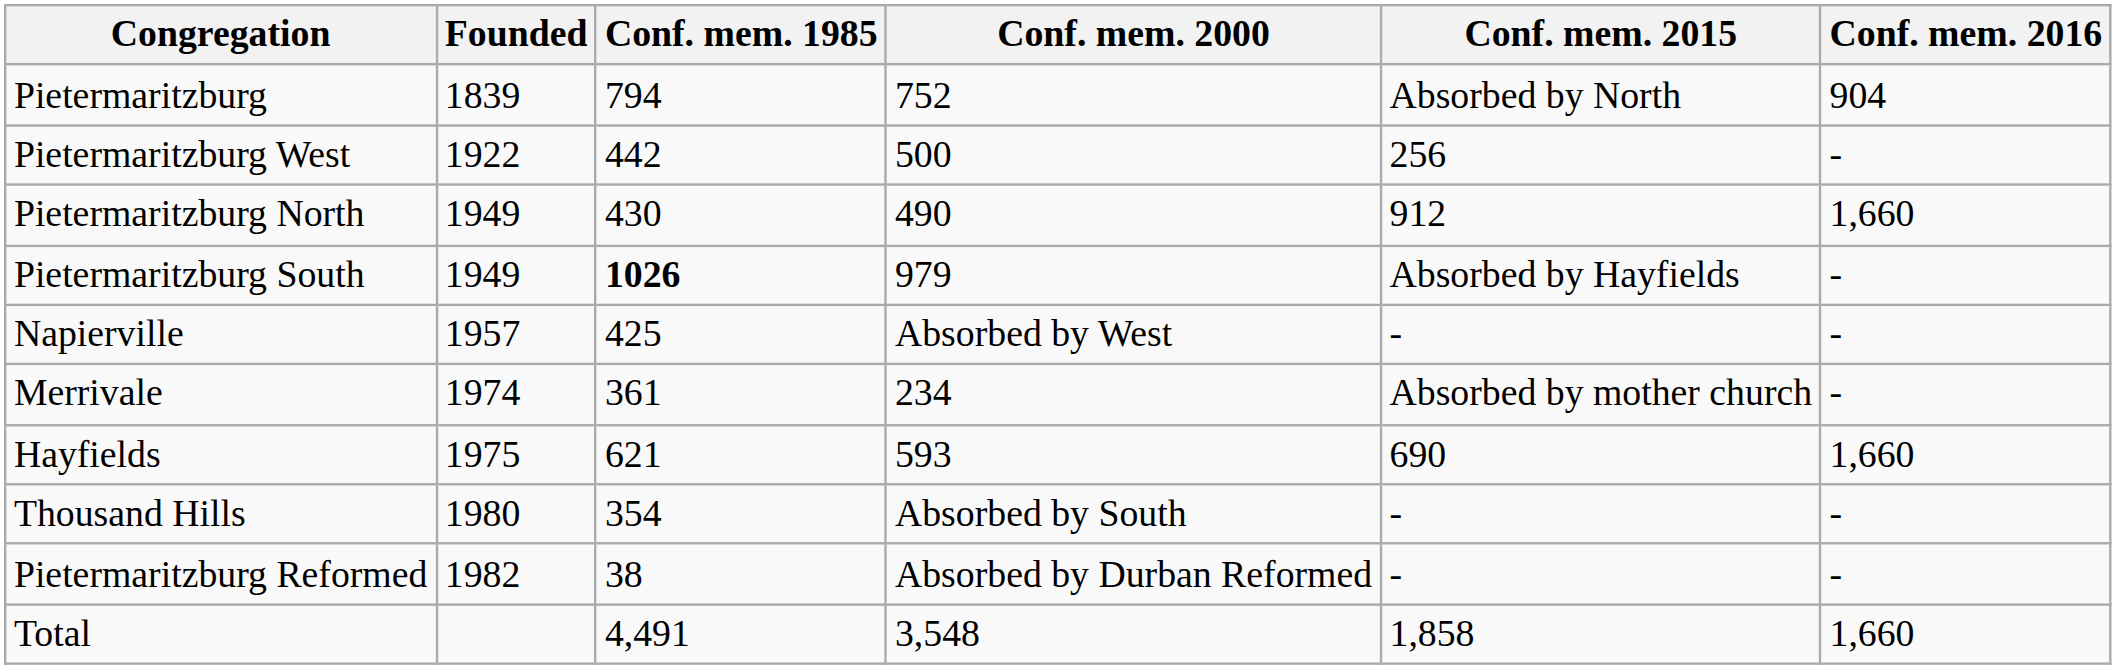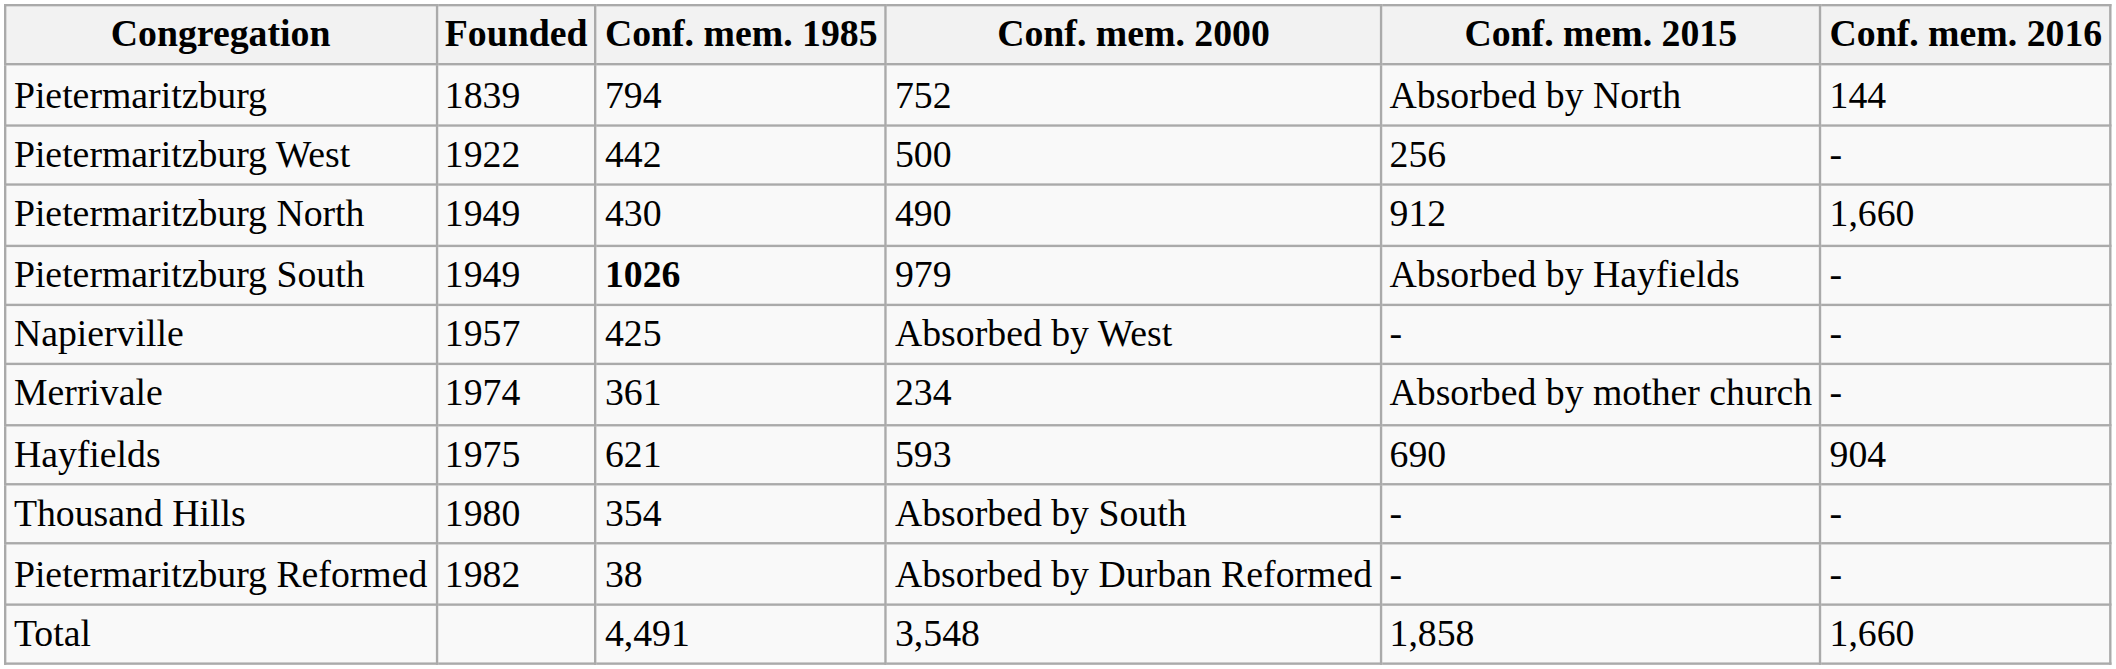(1858, 94) 904 -> (1858, 94) 144
(1872, 453) 1,660 -> (1858, 453) 904
